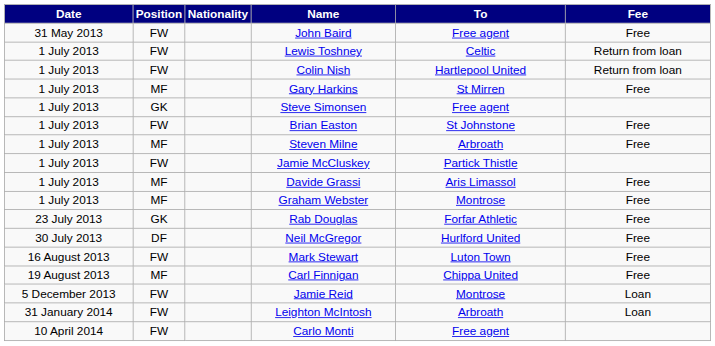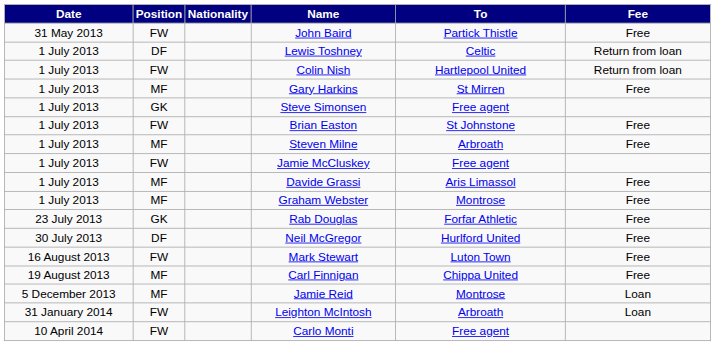(481, 33) Free agent -> (481, 33) Partick Thistle
(159, 51) FW -> (159, 51) DF
(481, 163) Partick Thistle -> (481, 163) Free agent
(159, 294) FW -> (159, 294) MF
